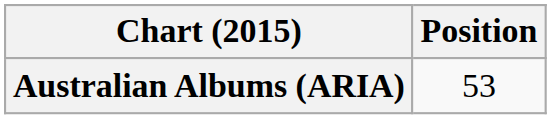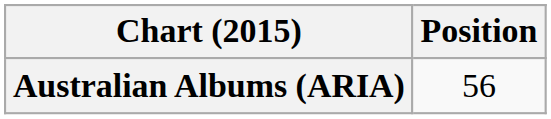(479, 85) 53 -> (479, 85) 56
